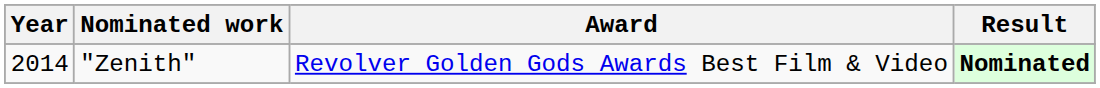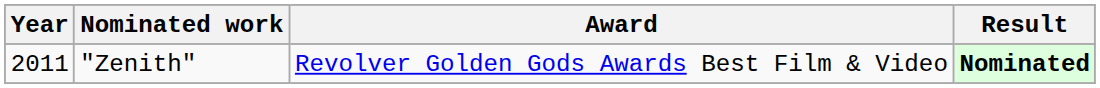(40, 64) 2014 -> (40, 64) 2011
